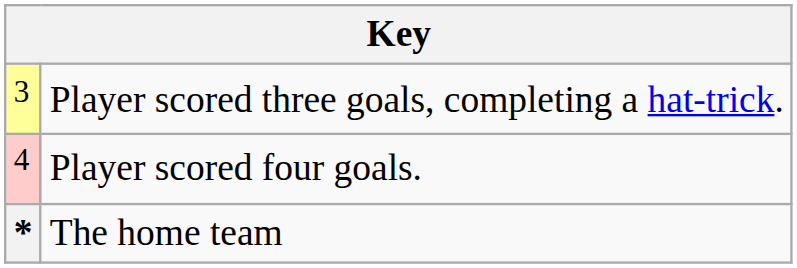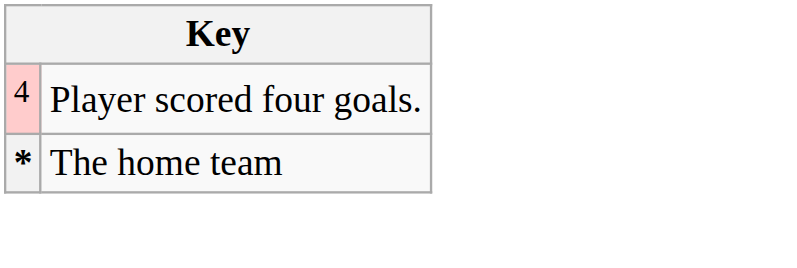- row: (417, 98)
